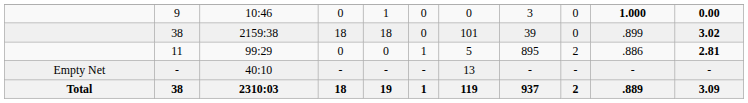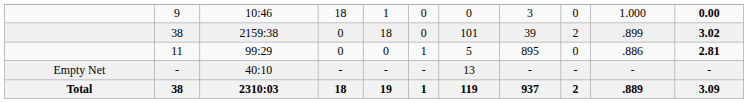(341, 13) 0 -> (341, 13) 18
(633, 13) bold -> (633, 13) normal
(341, 32) 18 -> (341, 32) 0
(575, 32) 0 -> (575, 32) 2
(575, 51) 2 -> (575, 51) 0
